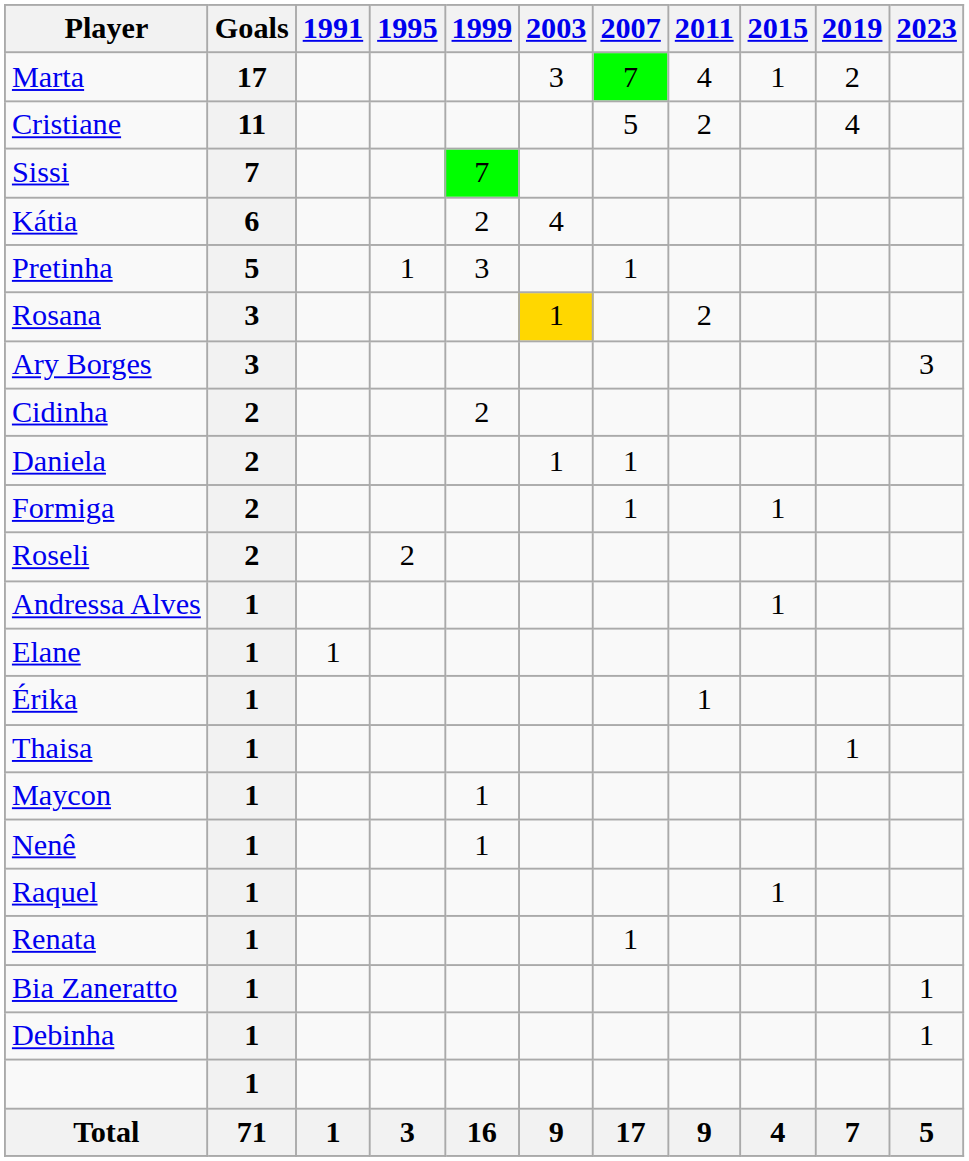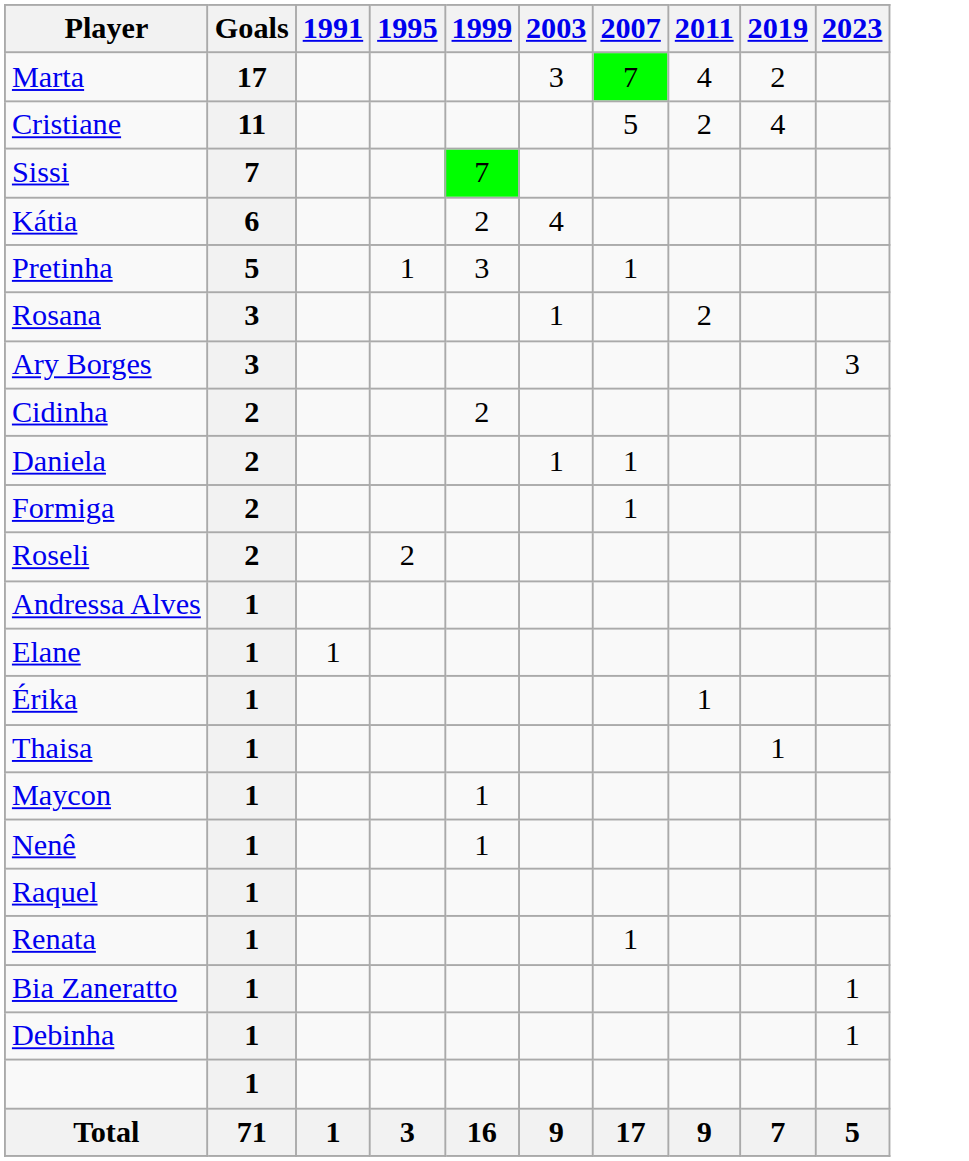- column: (778, 28)
(556, 316) gold background -> (556, 316) no background
